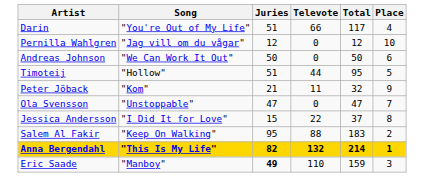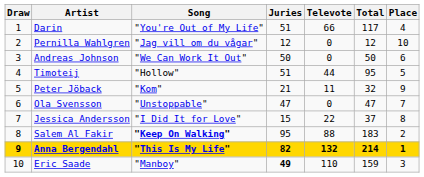+ column: (18, 12)
(169, 134) normal -> (182, 134) bold
